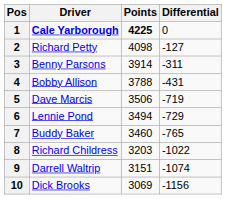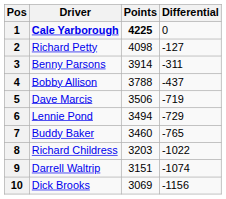(173, 82) -431 -> (173, 82) -437
